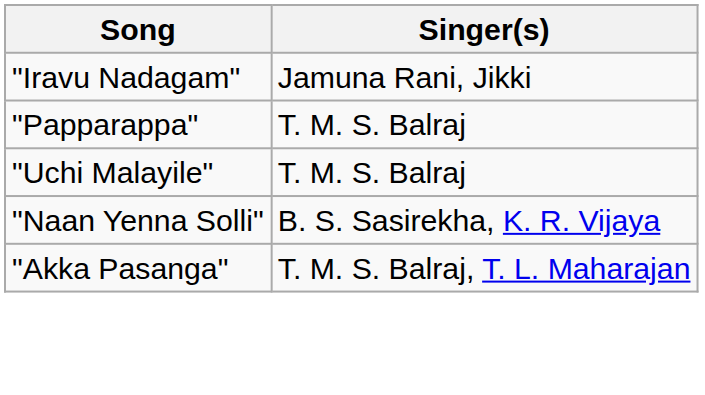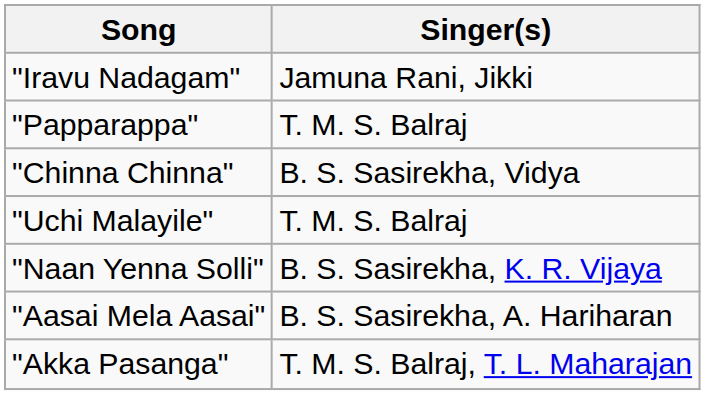+ row: (123, 173)
+ row: (139, 316)
